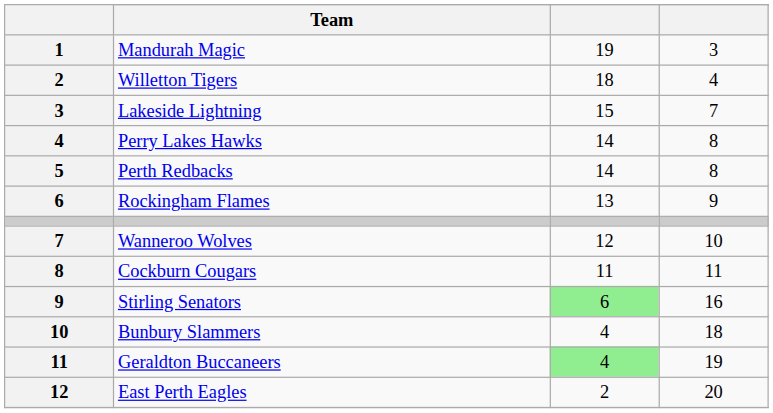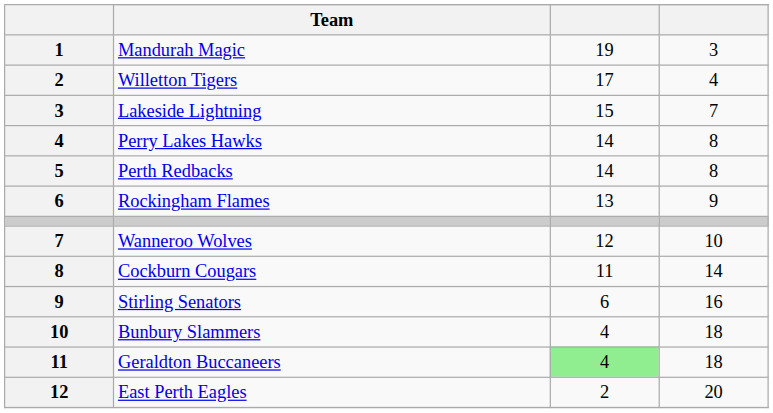(604, 80) 18 -> (604, 80) 17
(714, 271) 11 -> (714, 271) 14
(604, 301) lightgreen background -> (604, 301) no background
(714, 361) 19 -> (714, 361) 18
